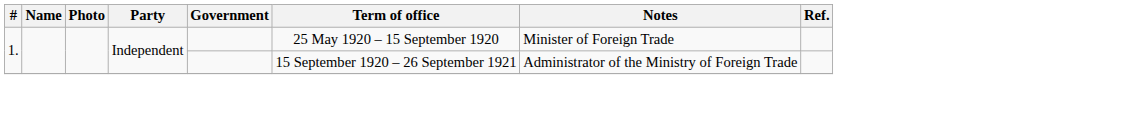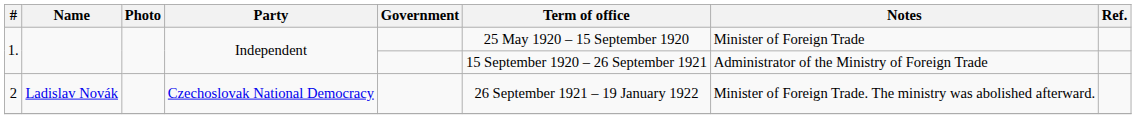+ row: (13, 93)
